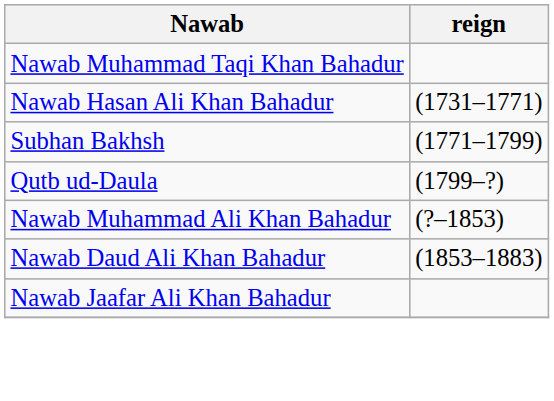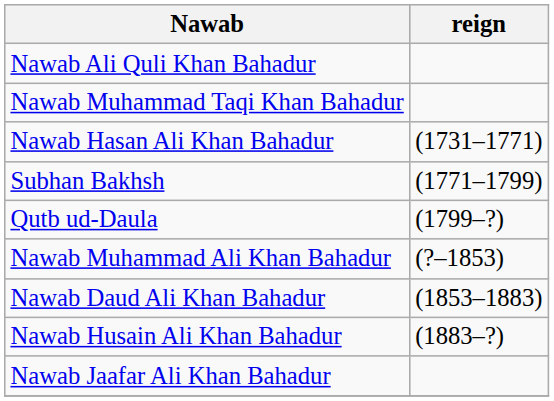+ row: (163, 63)
+ row: (176, 336)
